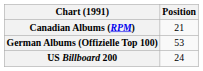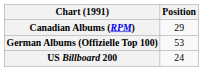(179, 27) 21 -> (179, 27) 29
